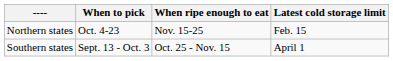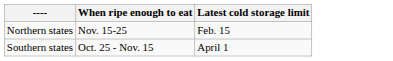- column: (114, 13)
